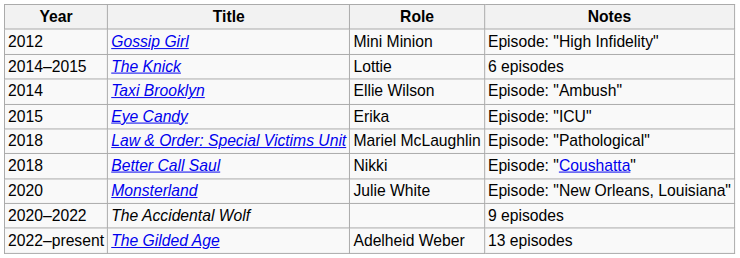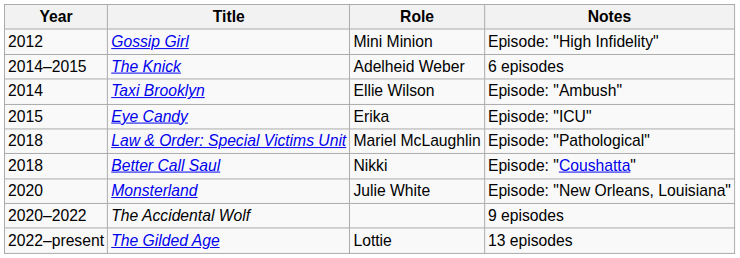(373, 66) Lottie -> (409, 66) Adelheid Weber
(409, 240) Adelheid Weber -> (373, 240) Lottie
